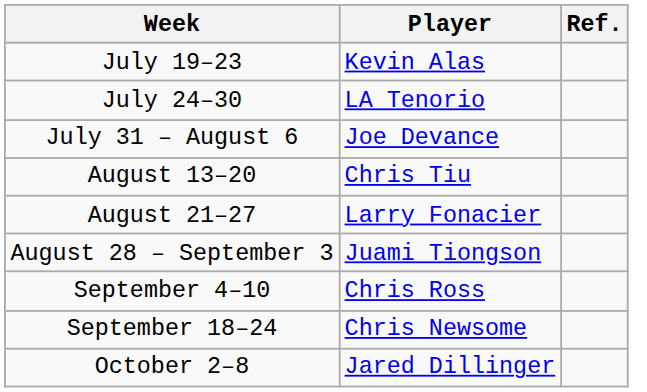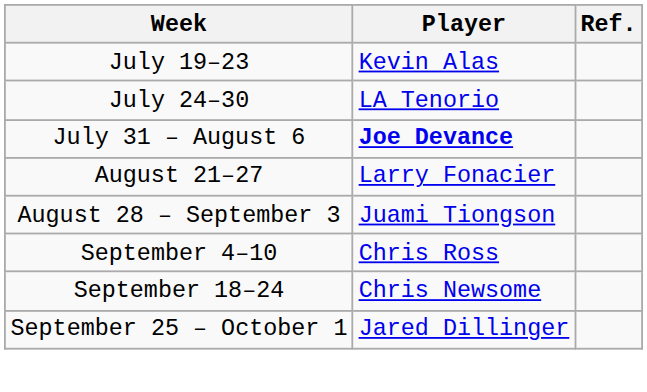(422, 138) normal -> (436, 138) bold
- row: (172, 177)
+ row: (179, 329)
- row: (172, 367)
